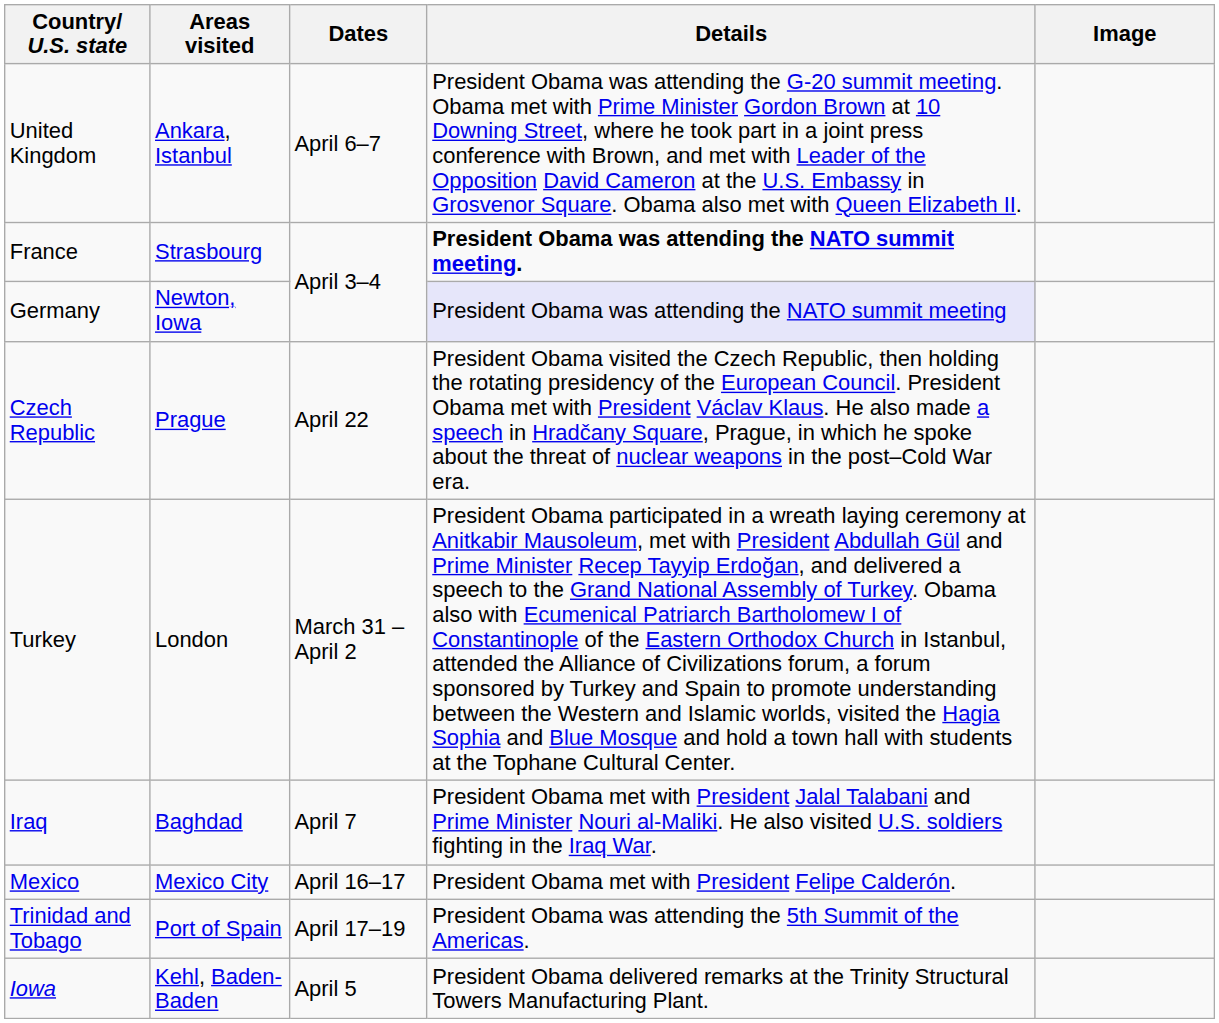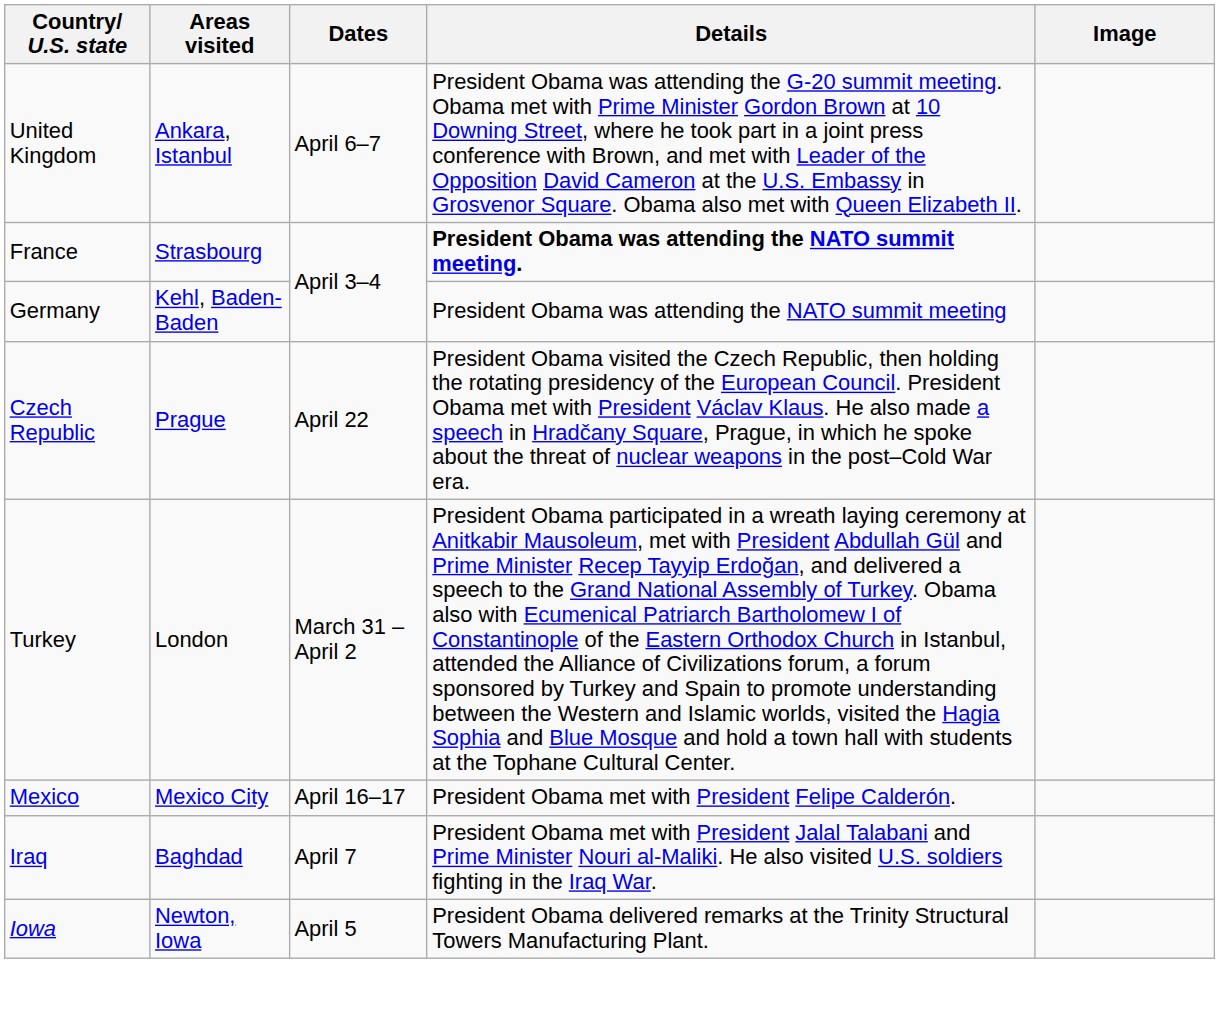(195, 311) Newton, Iowa -> (218, 311) Kehl, Baden-Baden
(719, 311) lavender background -> (719, 311) no background
rows swapped: (29, 822) <-> (44, 881)
- row: (70, 928)
(218, 988) Kehl, Baden-Baden -> (195, 928) Newton, Iowa
